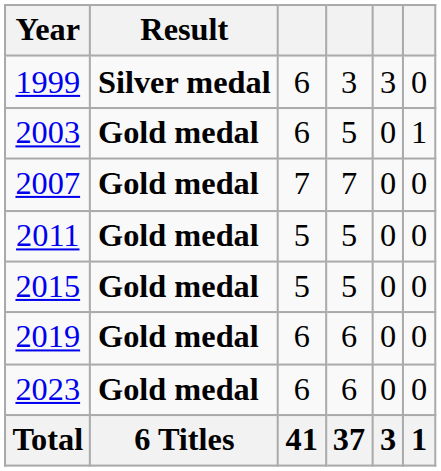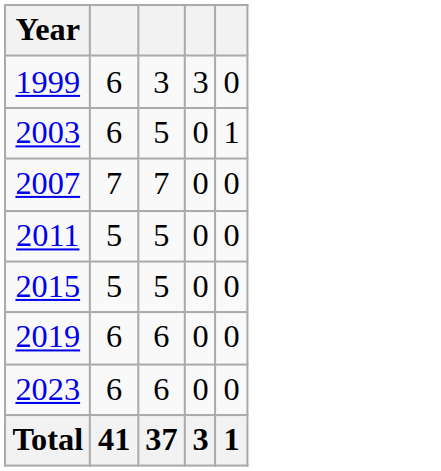- column: (184, 30)
